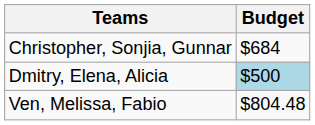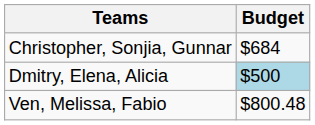(273, 104) $804.48 -> (273, 104) $800.48
